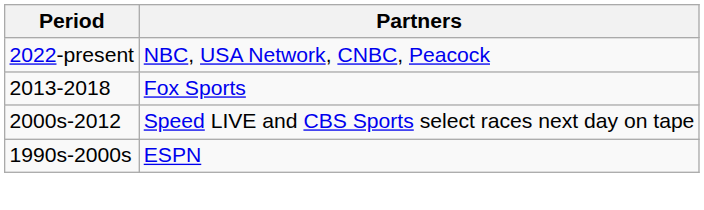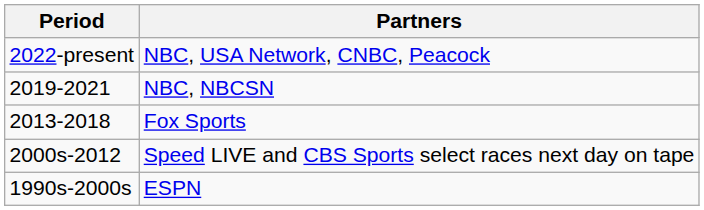+ row: (209, 88)
